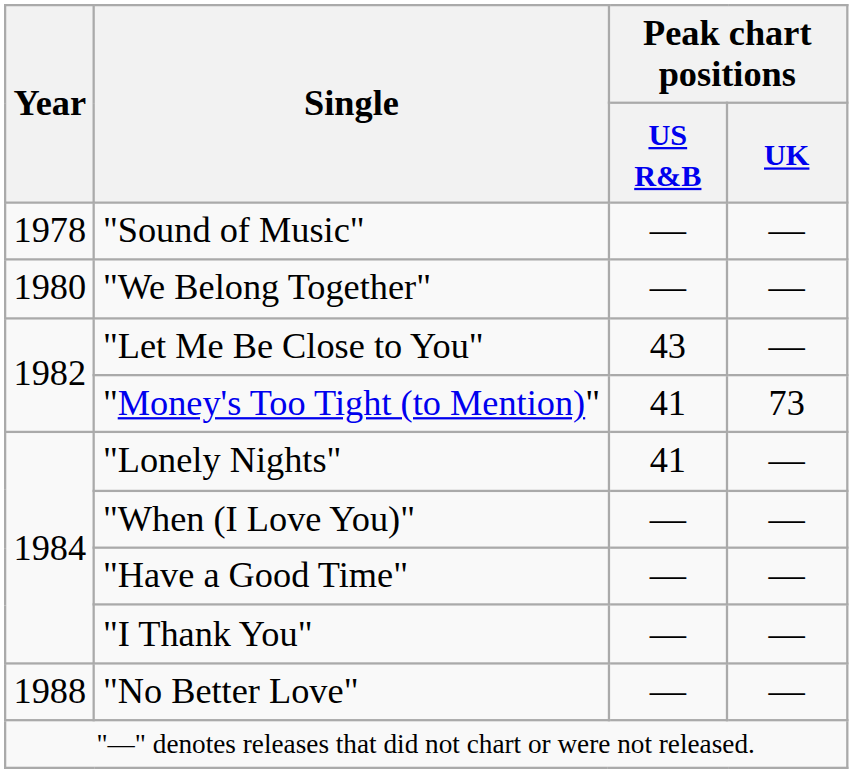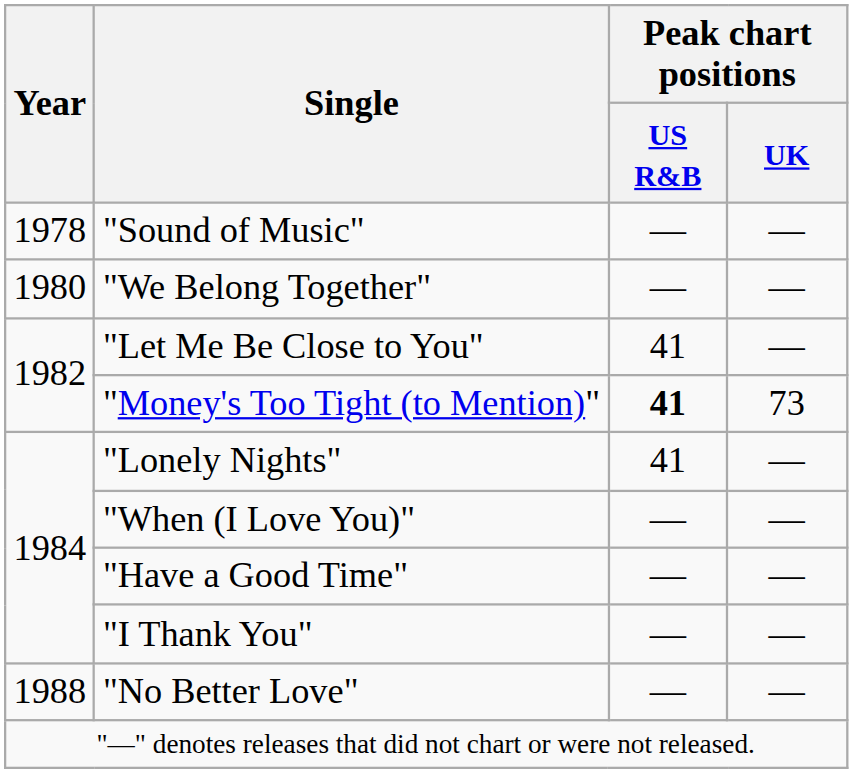(668, 345) 43 -> (668, 345) 41
(668, 403) normal -> (668, 403) bold
